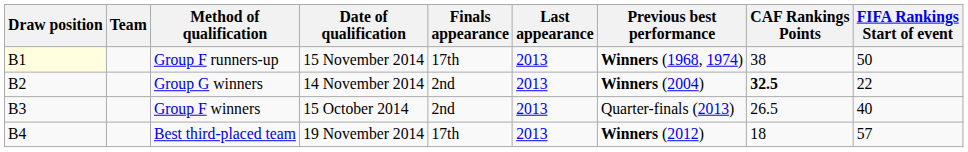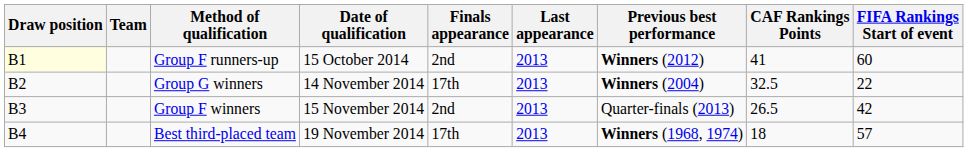(364, 59) 15 November 2014 -> (356, 59) 15 October 2014
(445, 59) 17th -> (443, 59) 2nd
(672, 59) Winners (1968, 1974) -> (652, 59) Winners (2012)
(758, 59) 38 -> (758, 59) 41
(865, 59) 50 -> (865, 59) 60
(443, 84) 2nd -> (445, 84) 17th
(764, 84) bold -> (764, 84) normal
(356, 109) 15 October 2014 -> (364, 109) 15 November 2014
(865, 109) 40 -> (865, 109) 42
(652, 134) Winners (2012) -> (672, 134) Winners (1968, 1974)
